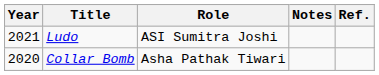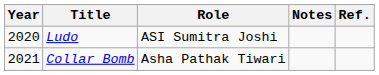(24, 37) 2021 -> (24, 37) 2020
(24, 59) 2020 -> (24, 59) 2021
